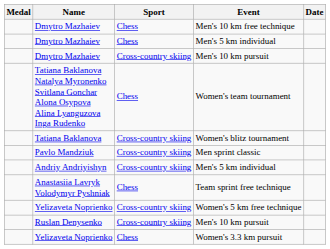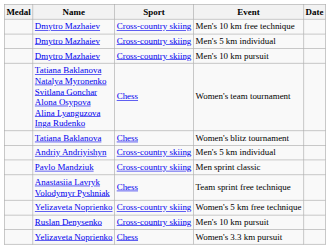(127, 26) Chess -> (154, 26) Cross-country skiing
(127, 41) Chess -> (154, 41) Cross-country skiing
(154, 138) Cross-country skiing -> (127, 138) Chess
rows swapped: (64, 153) <-> (71, 168)
